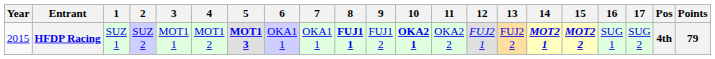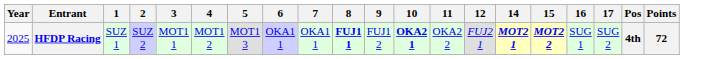- column: (512, 13)
(18, 38) 2015 -> (18, 38) 2025
(246, 38) bold -> (245, 38) normal
(693, 38) 79 -> (661, 38) 72
